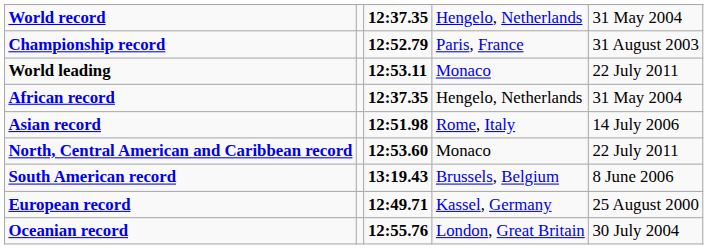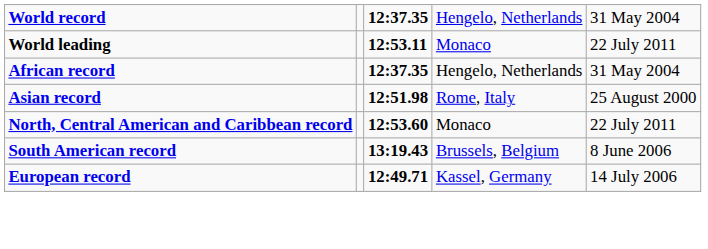- row: (87, 44)
(636, 124) 14 July 2006 -> (643, 97) 25 August 2000
(646, 204) 25 August 2000 -> (634, 177) 14 July 2006
- row: (68, 230)
